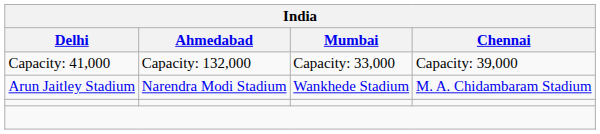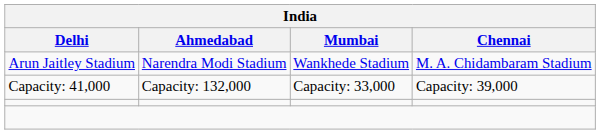rows swapped: (72, 87) <-> (59, 63)
